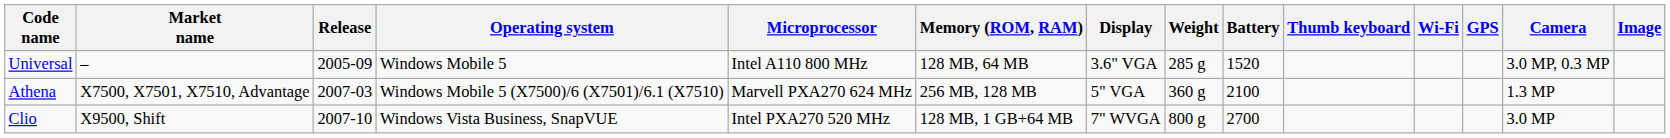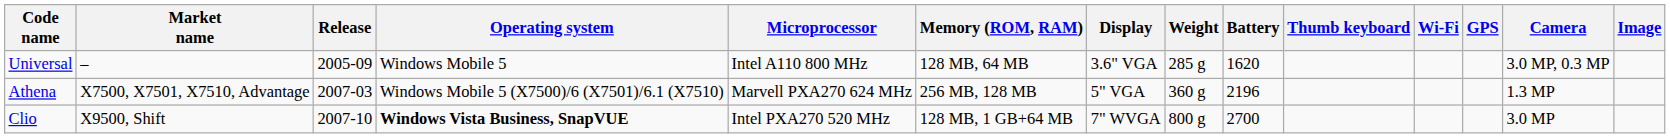(1243, 64) 1520 -> (1243, 64) 1620
(1243, 91) 2100 -> (1243, 91) 2196
(499, 118) normal -> (504, 118) bold
